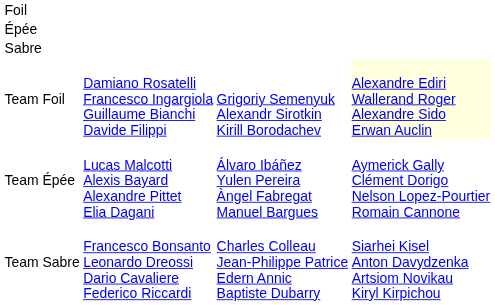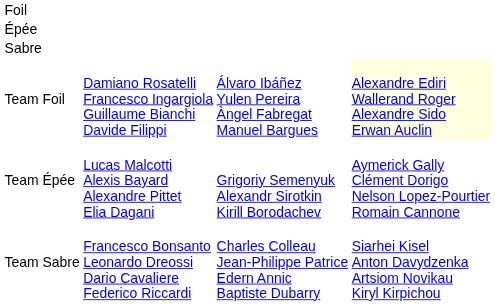(276, 114) Grigoriy Semenyuk Alexandr Sirotkin Kirill Borodachev -> (267, 107) Álvaro Ibáñez Yulen Pereira Àngel Fabregat Manuel Bargues
(267, 188) Álvaro Ibáñez Yulen Pereira Àngel Fabregat Manuel Bargues -> (276, 196) Grigoriy Semenyuk Alexandr Sirotkin Kirill Borodachev
